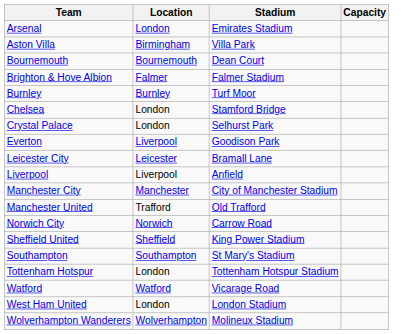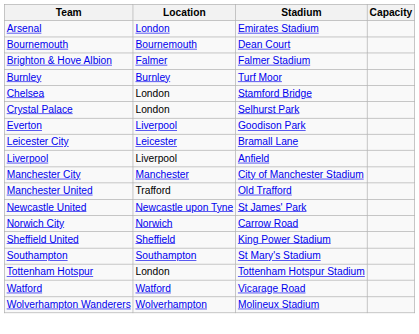- row: (31, 45)
+ row: (47, 207)
- row: (47, 304)
